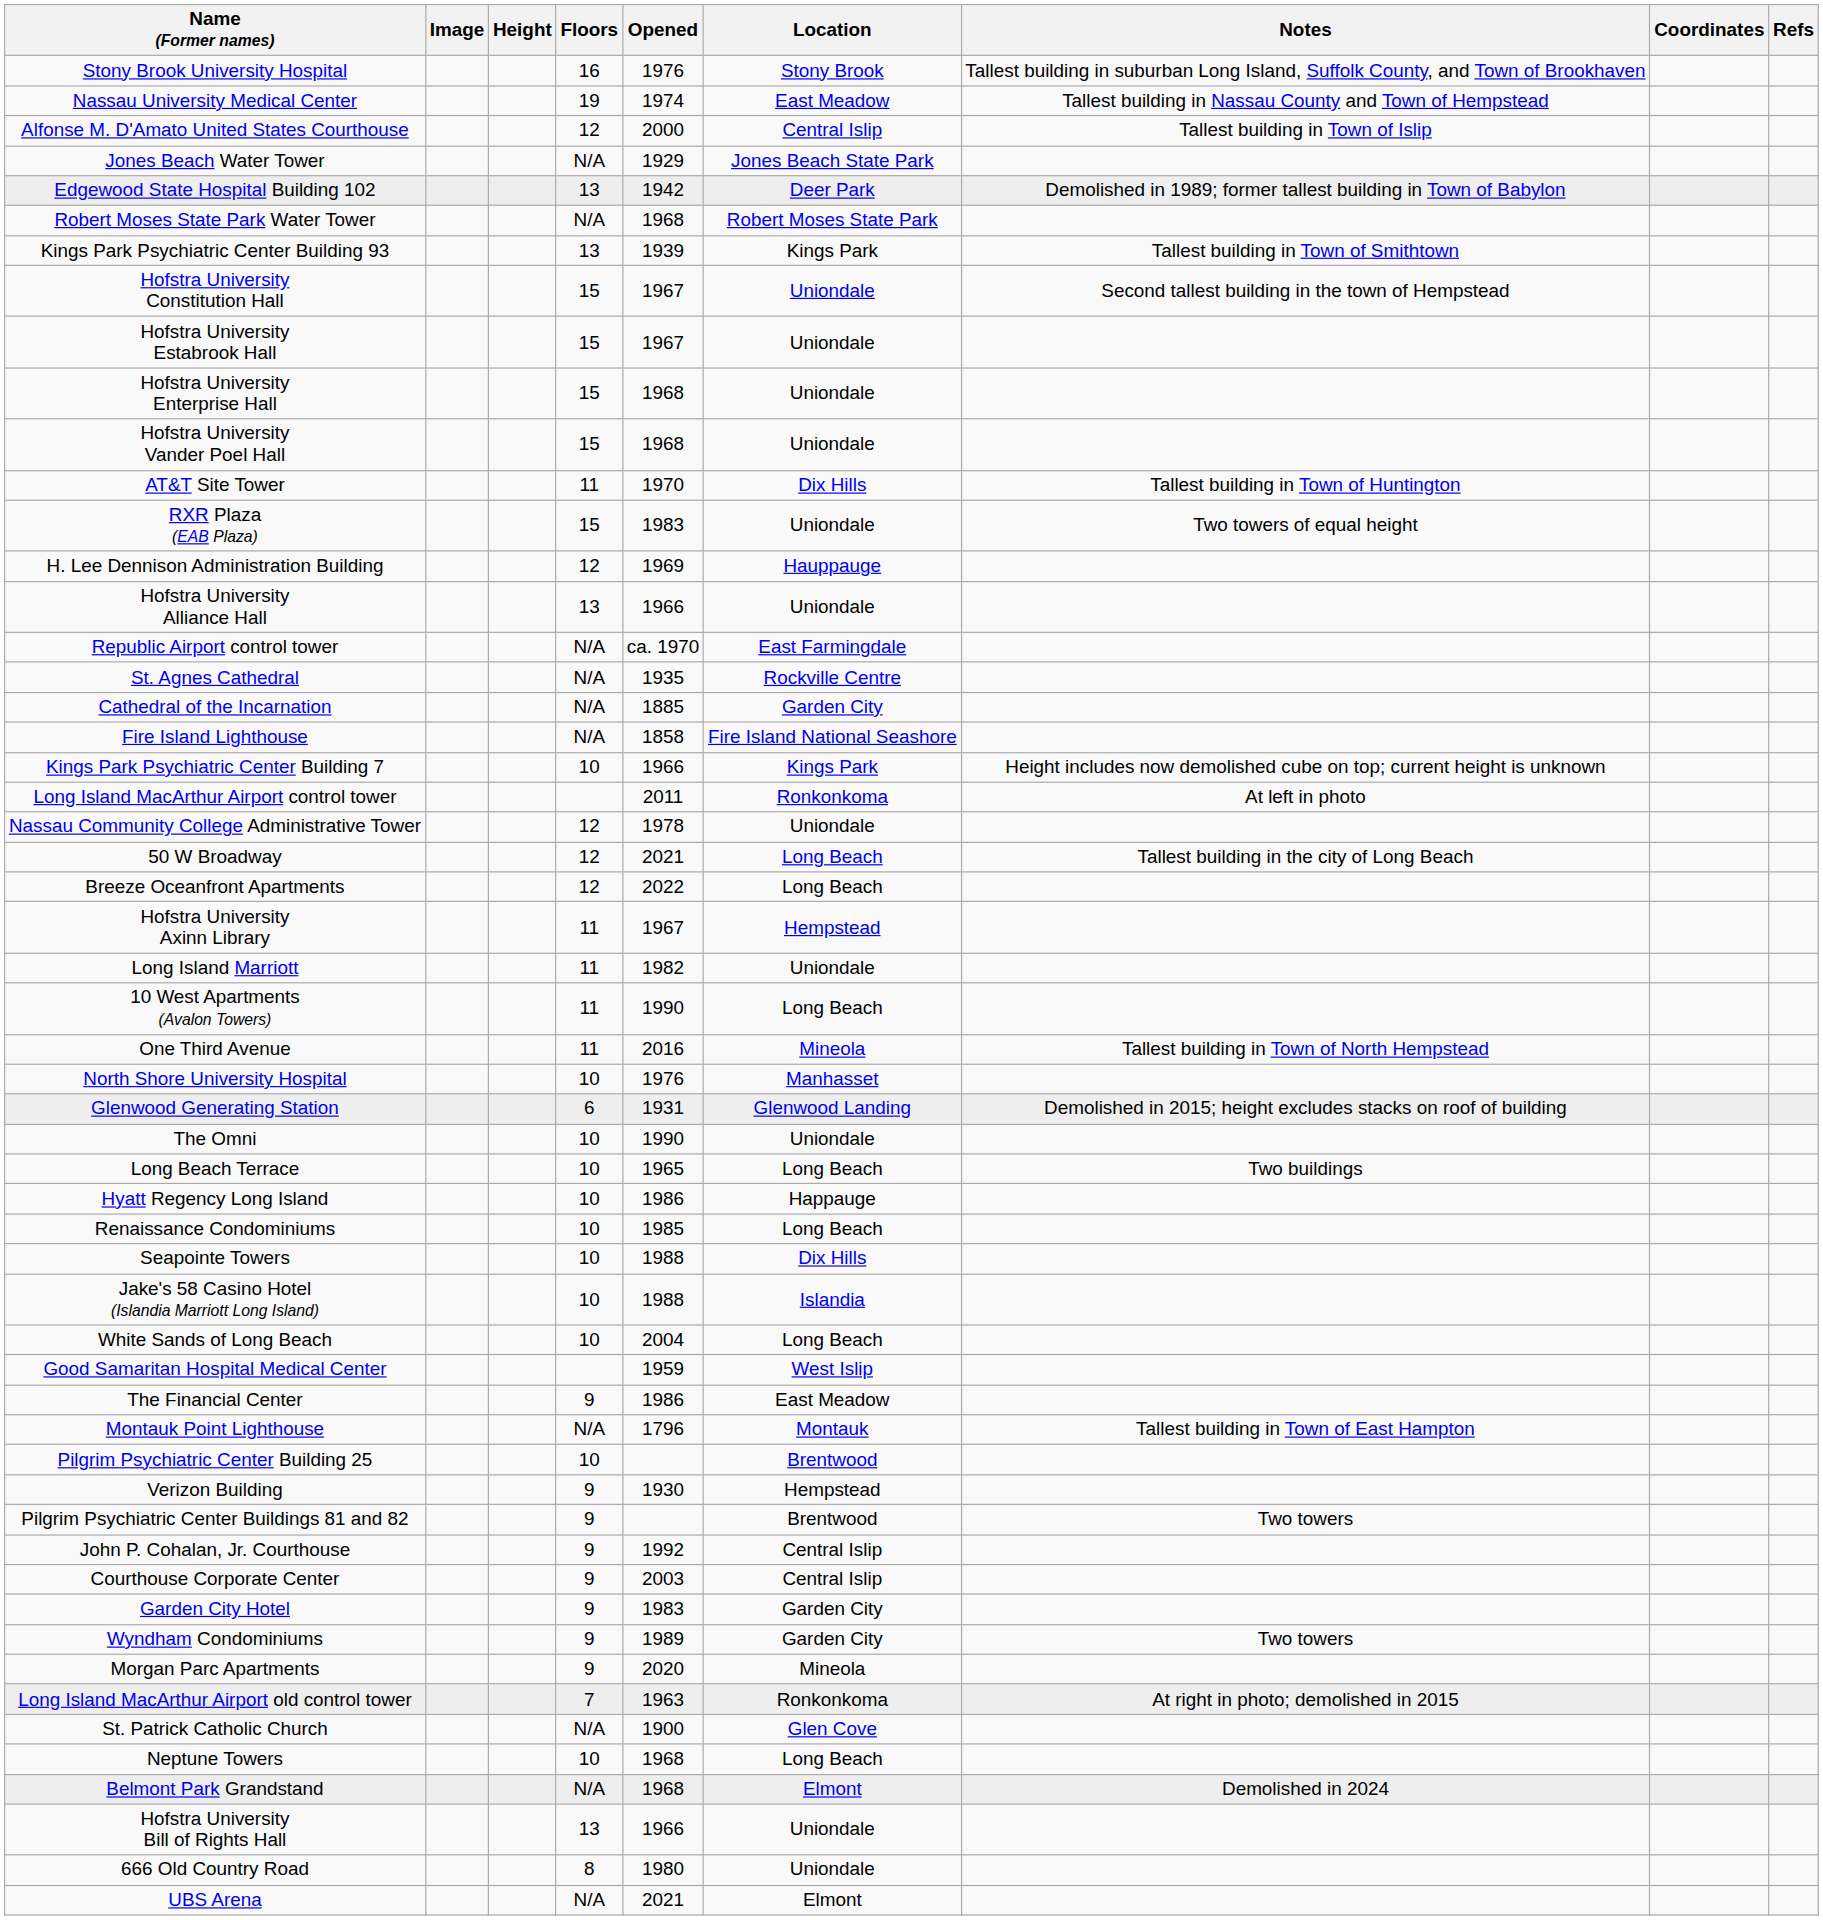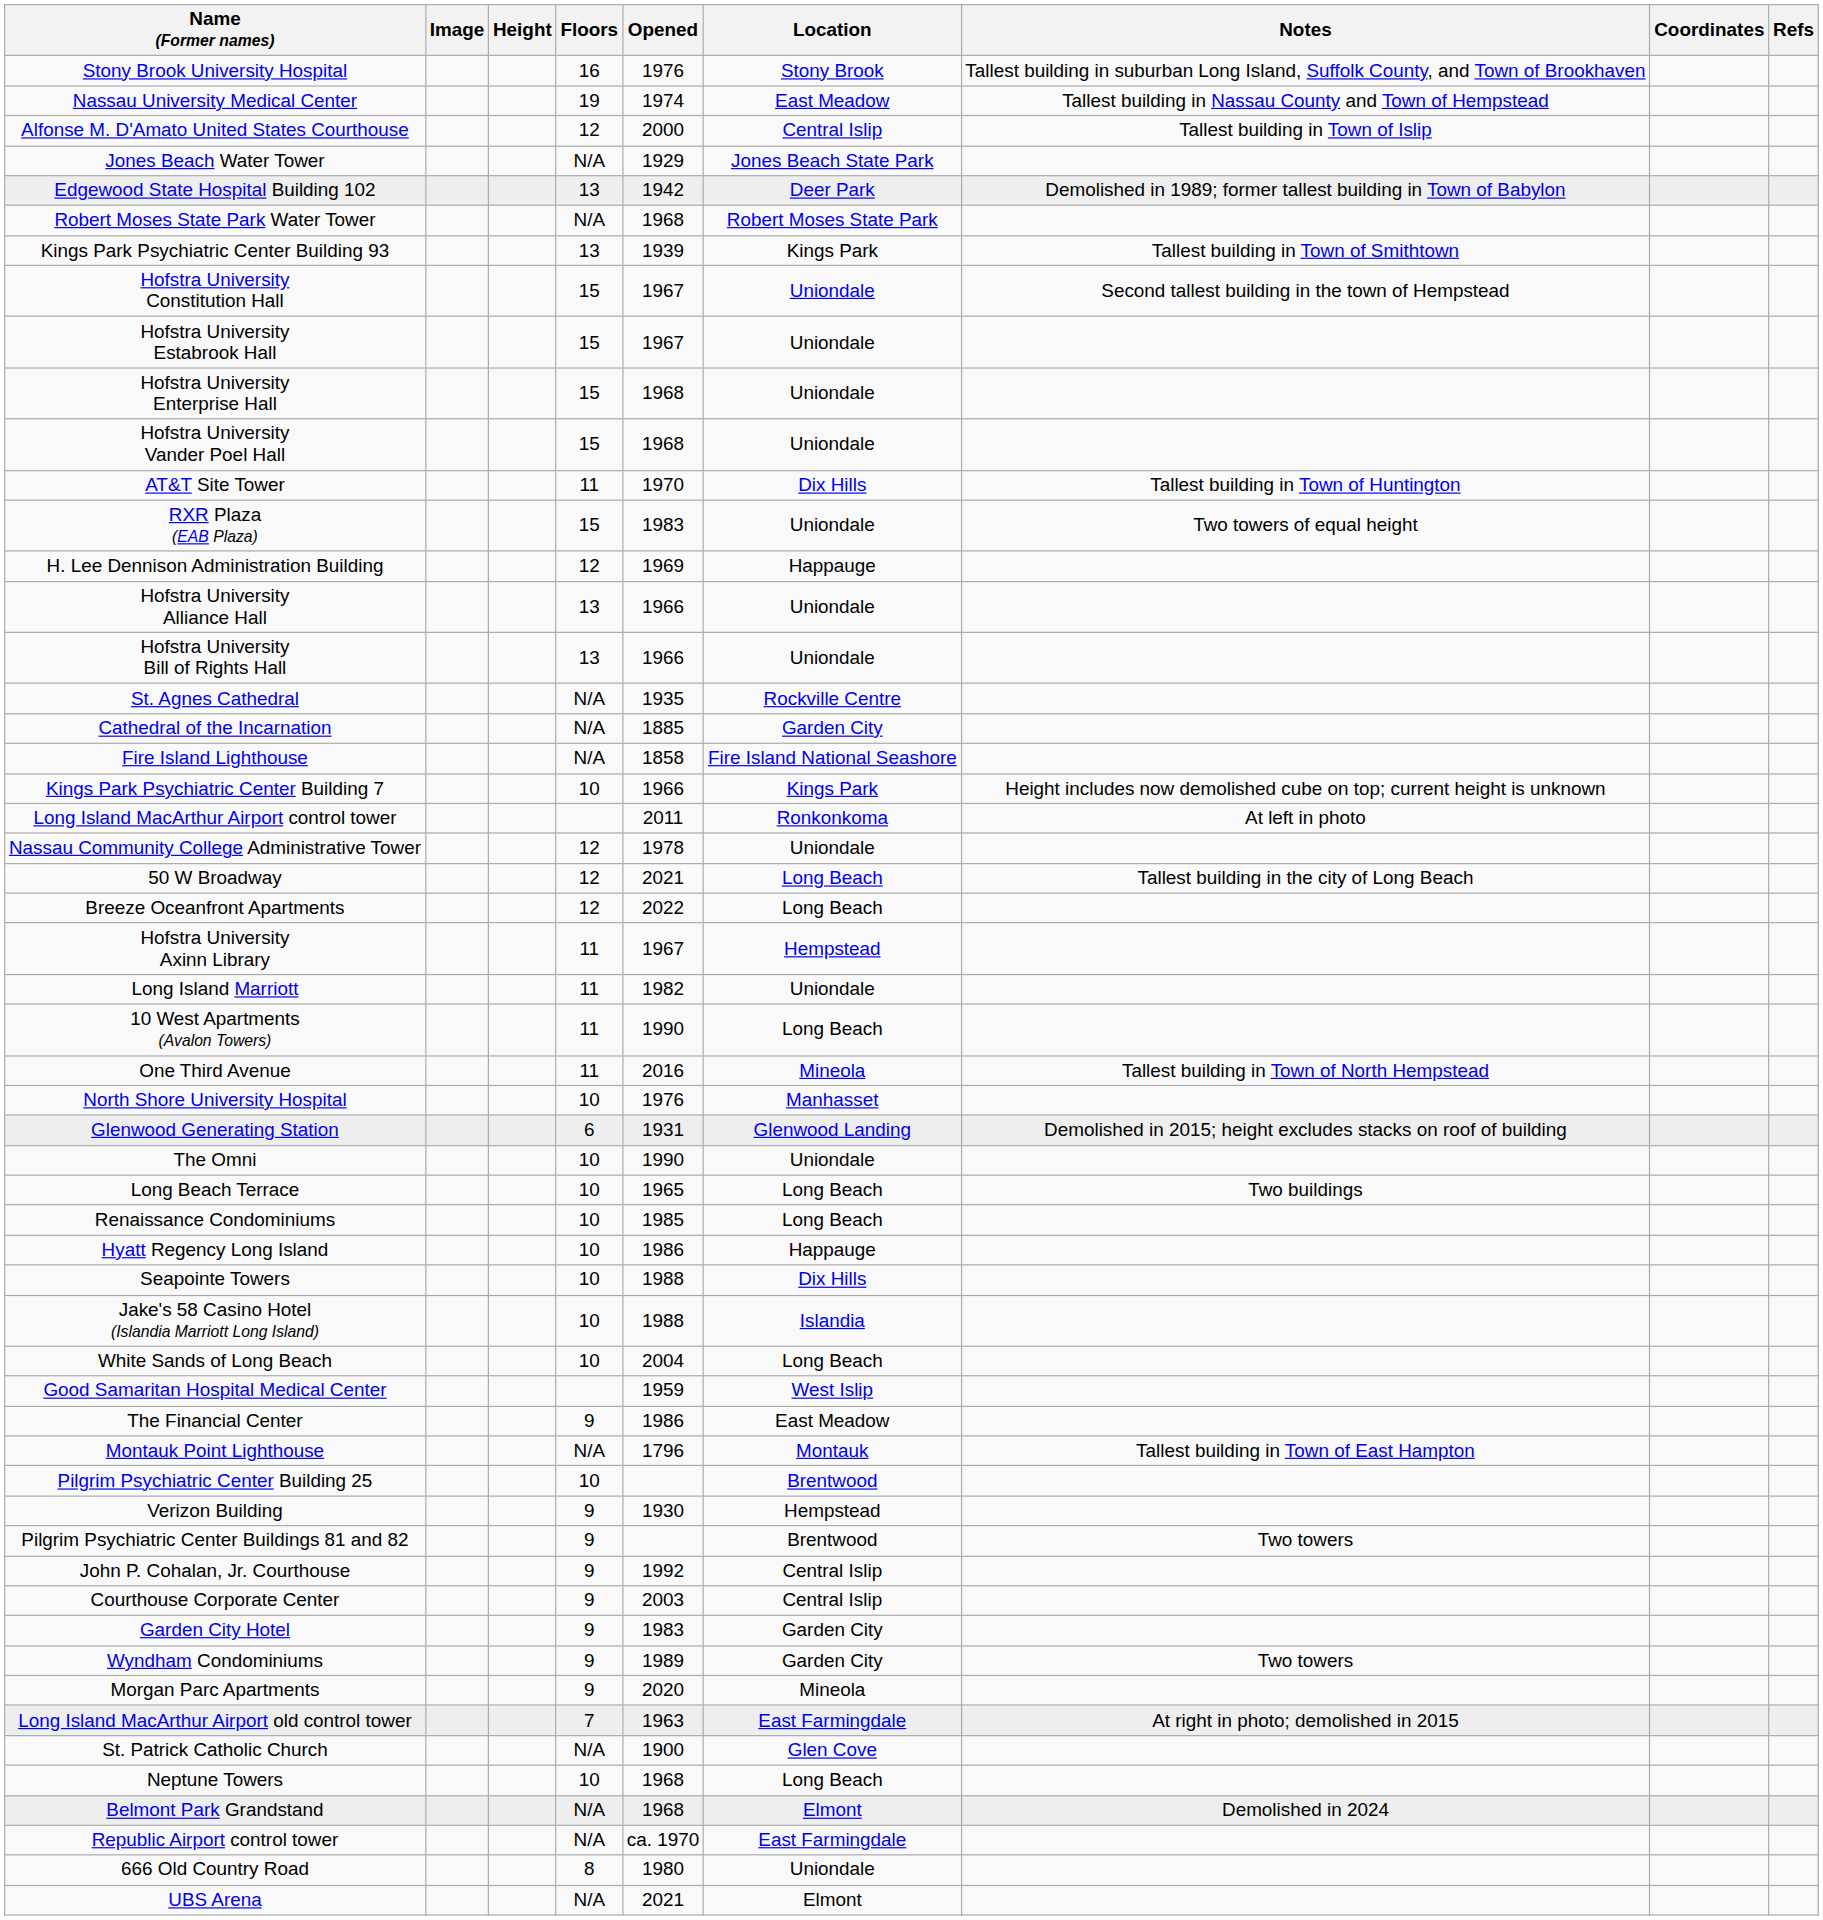(832, 566) Hauppauge -> (832, 566) Happauge
rows swapped: (215, 1829) <-> (215, 647)
rows swapped: (215, 1228) <-> (215, 1198)
(832, 1699) Ronkonkoma -> (832, 1720) East Farmingdale
